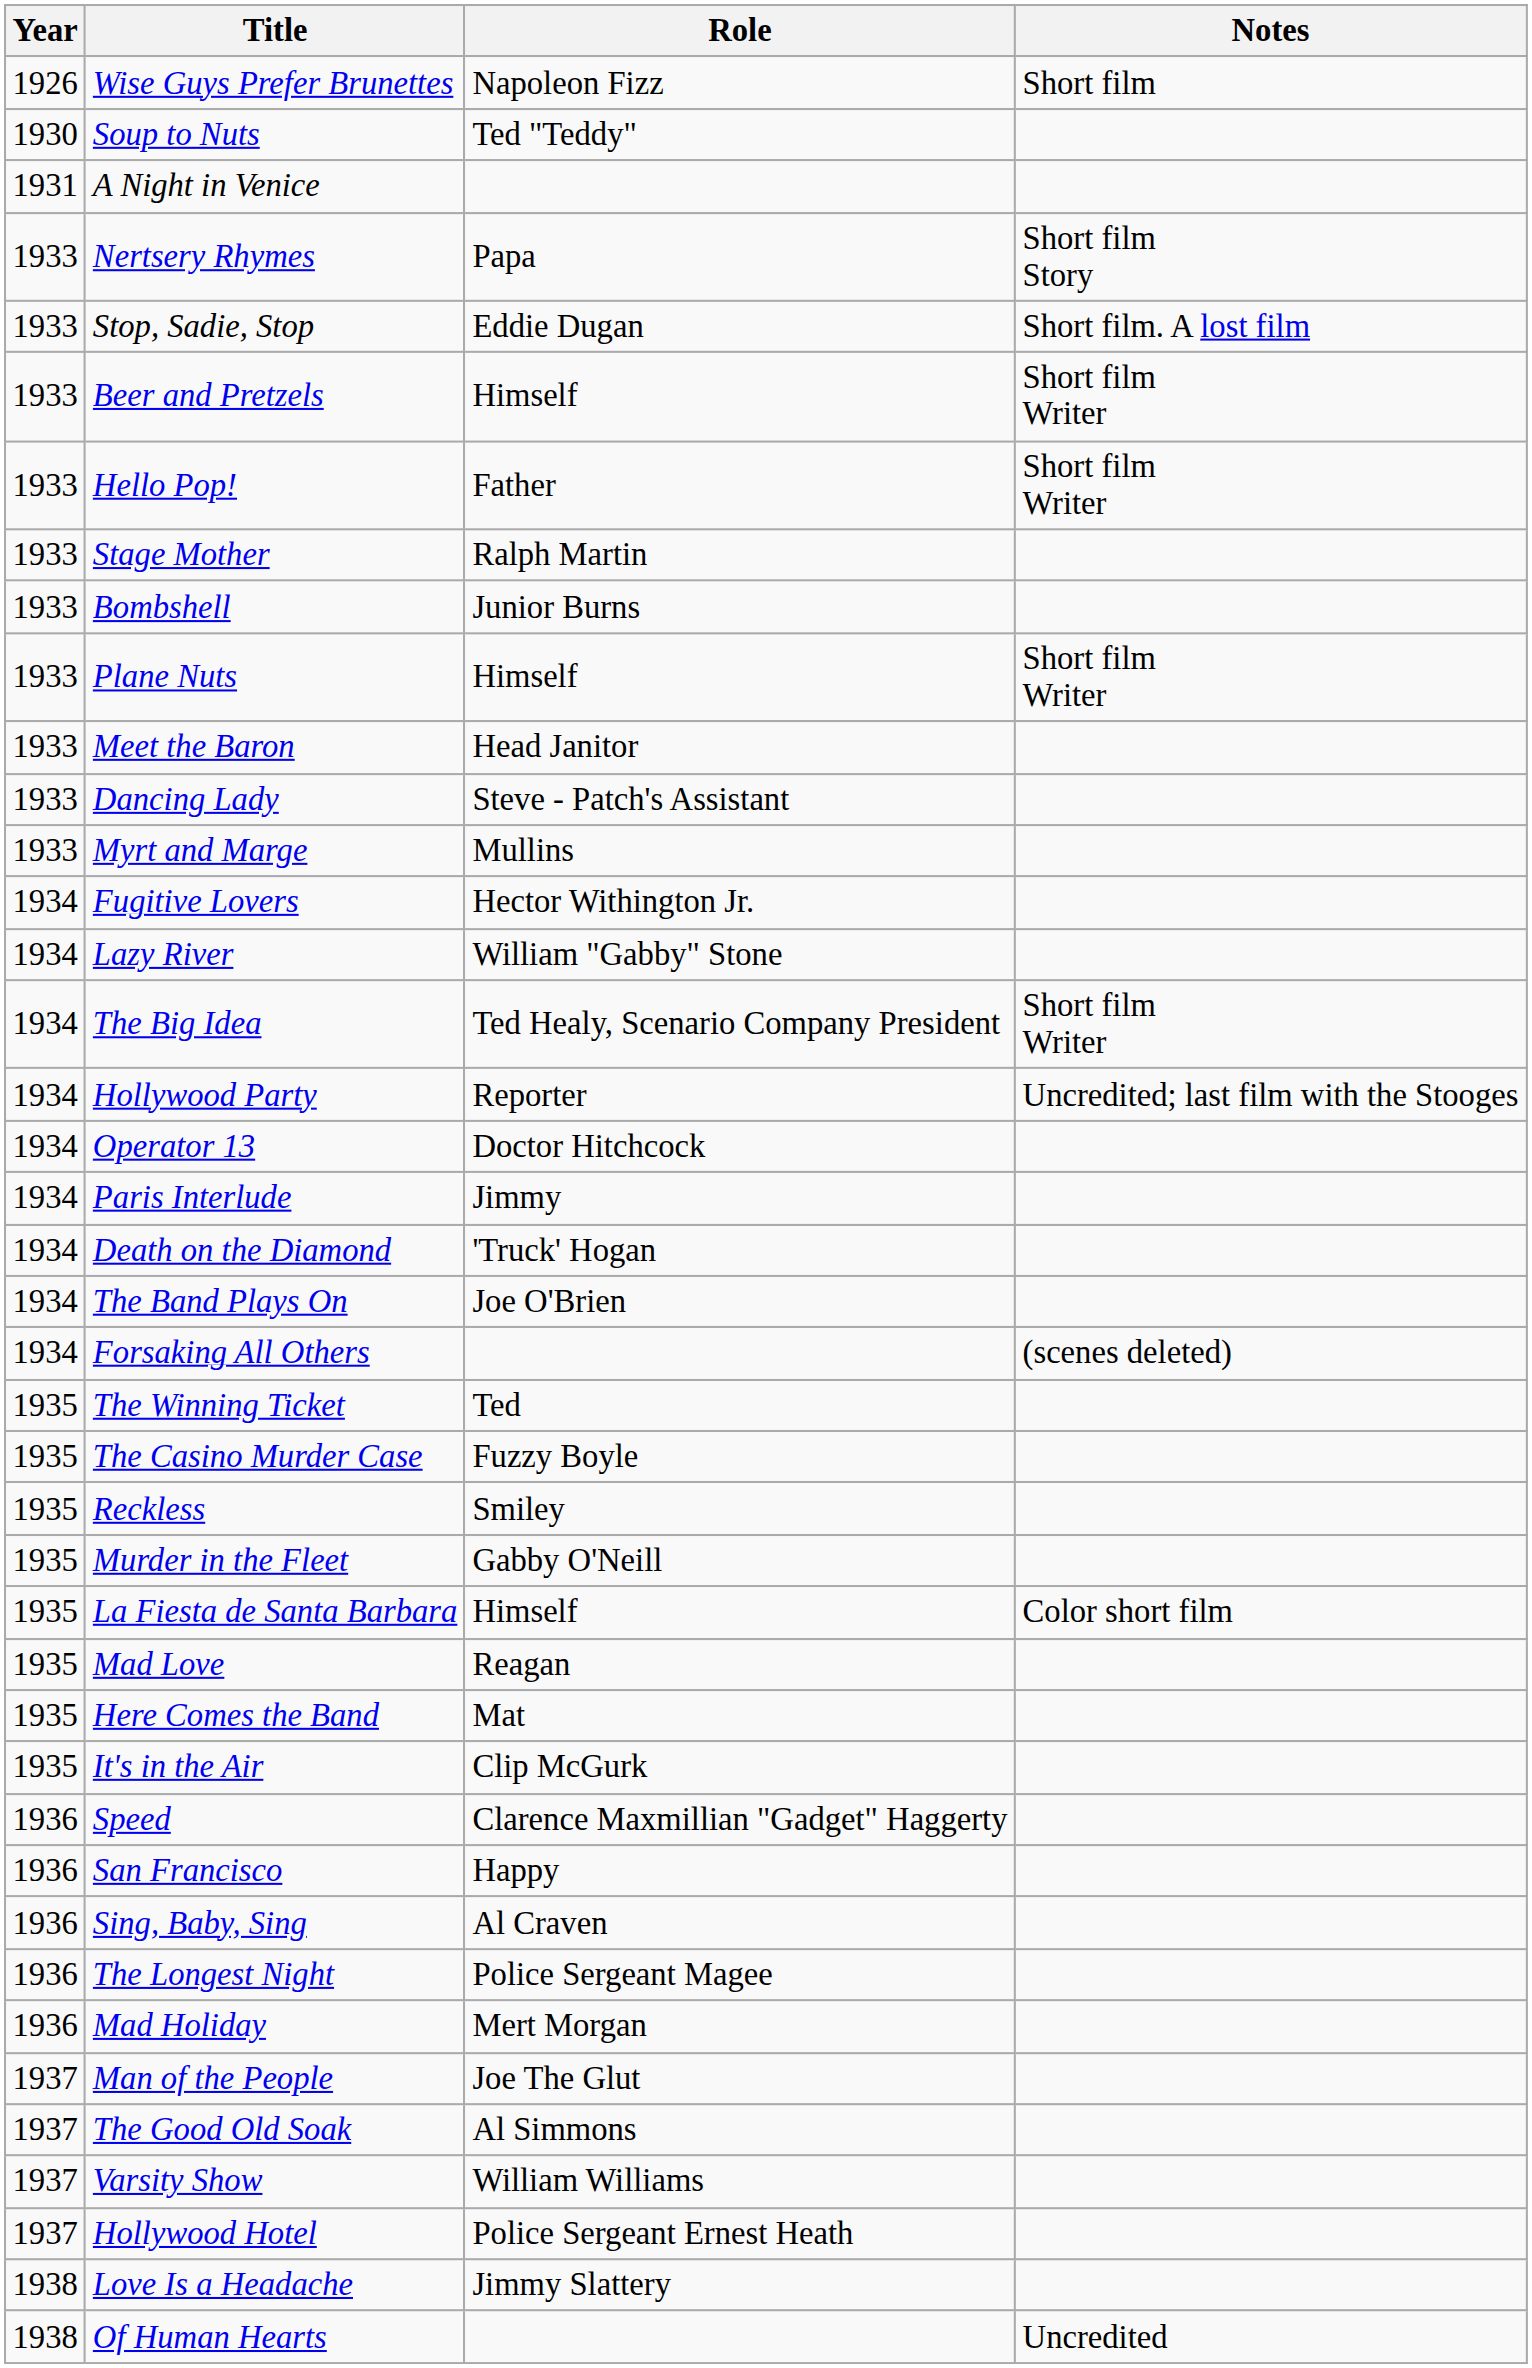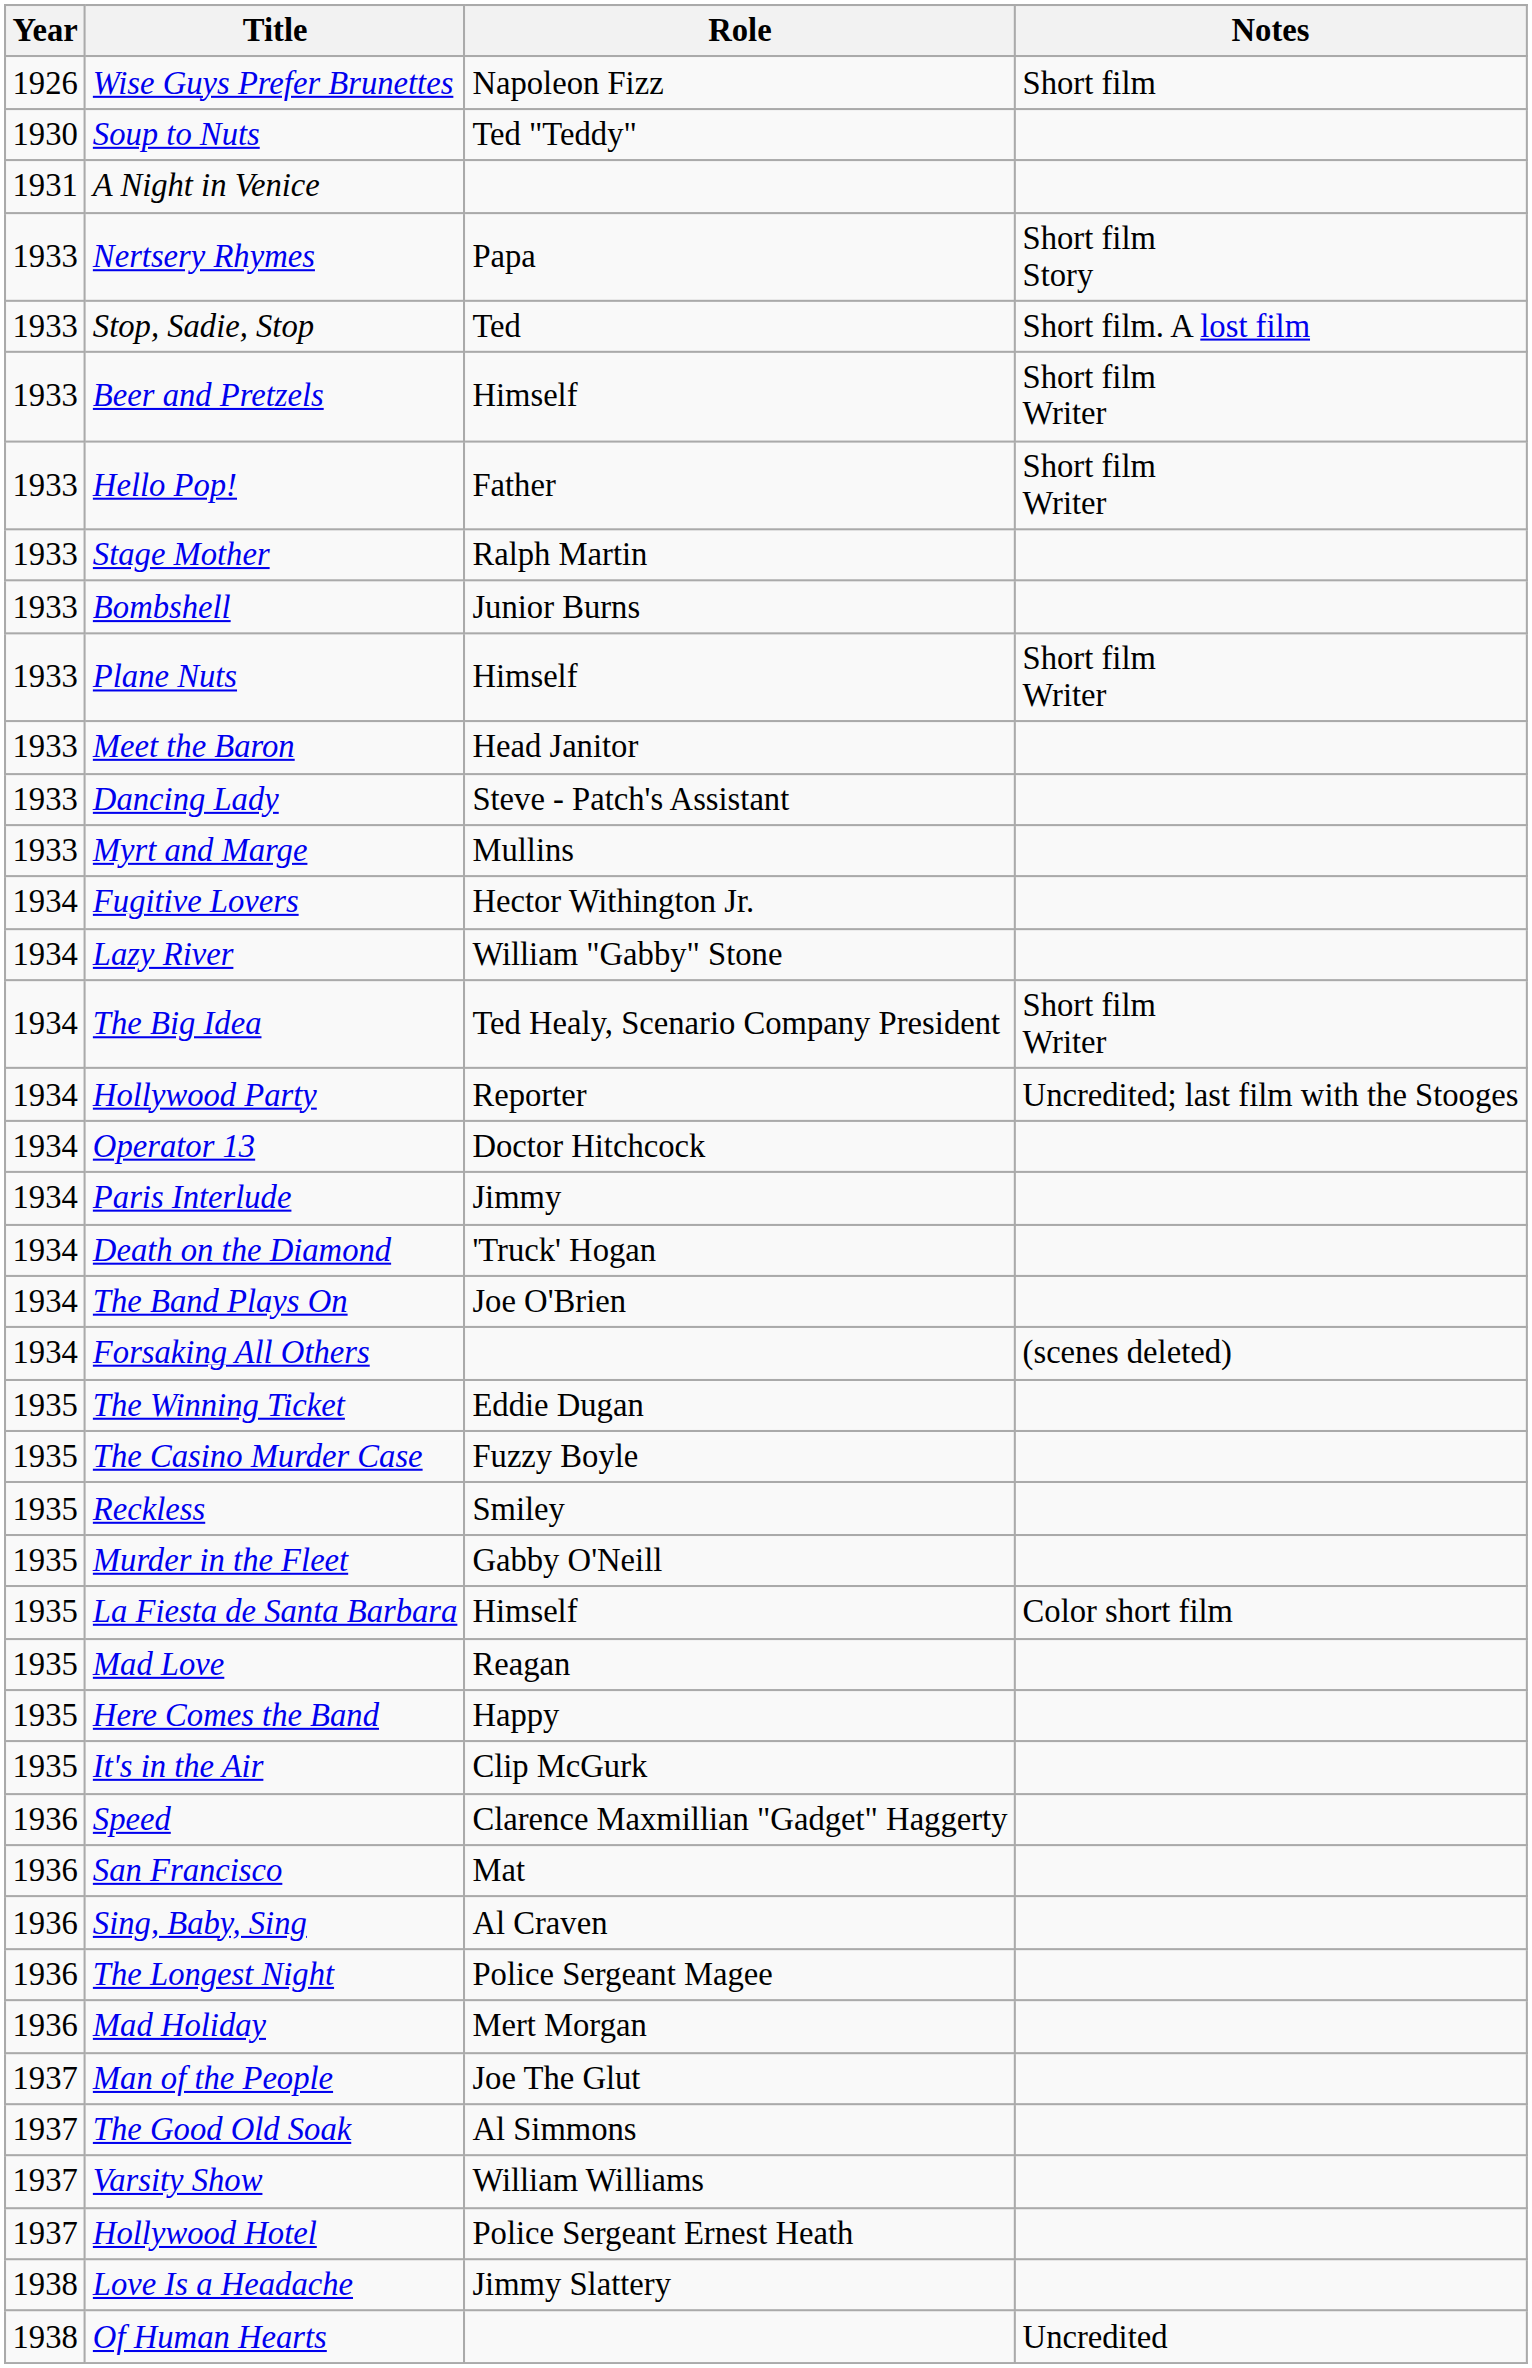(558, 325) Eddie Dugan -> (497, 325) Ted
(497, 1404) Ted -> (558, 1404) Eddie Dugan
(499, 1715) Mat -> (516, 1715) Happy
(516, 1870) Happy -> (499, 1870) Mat
